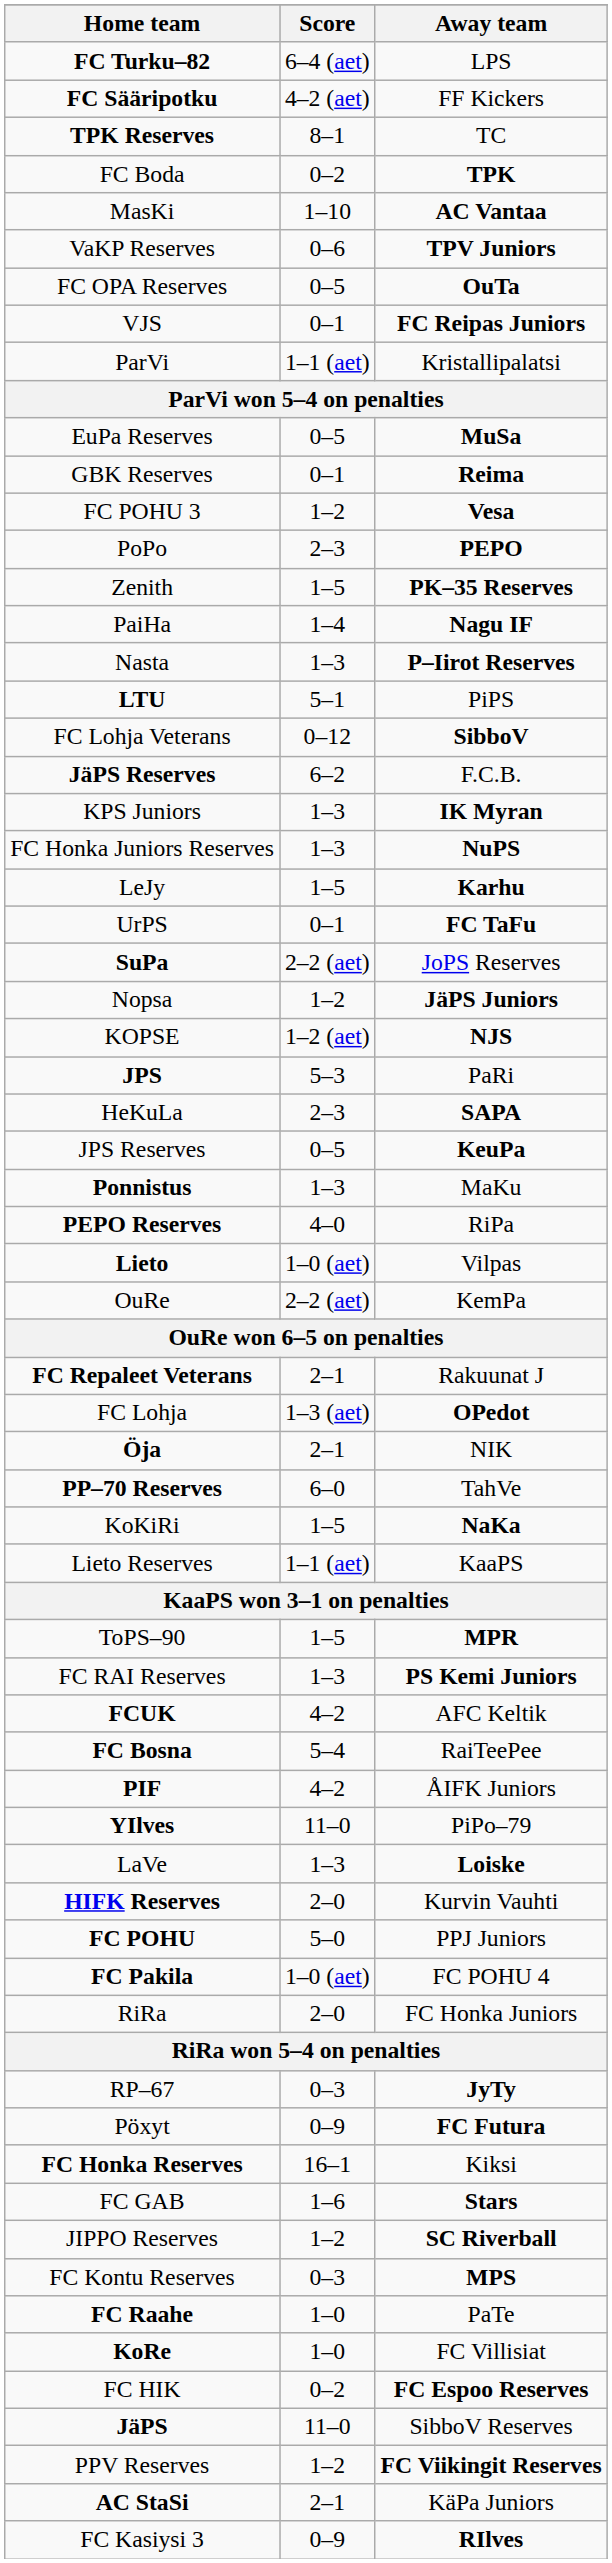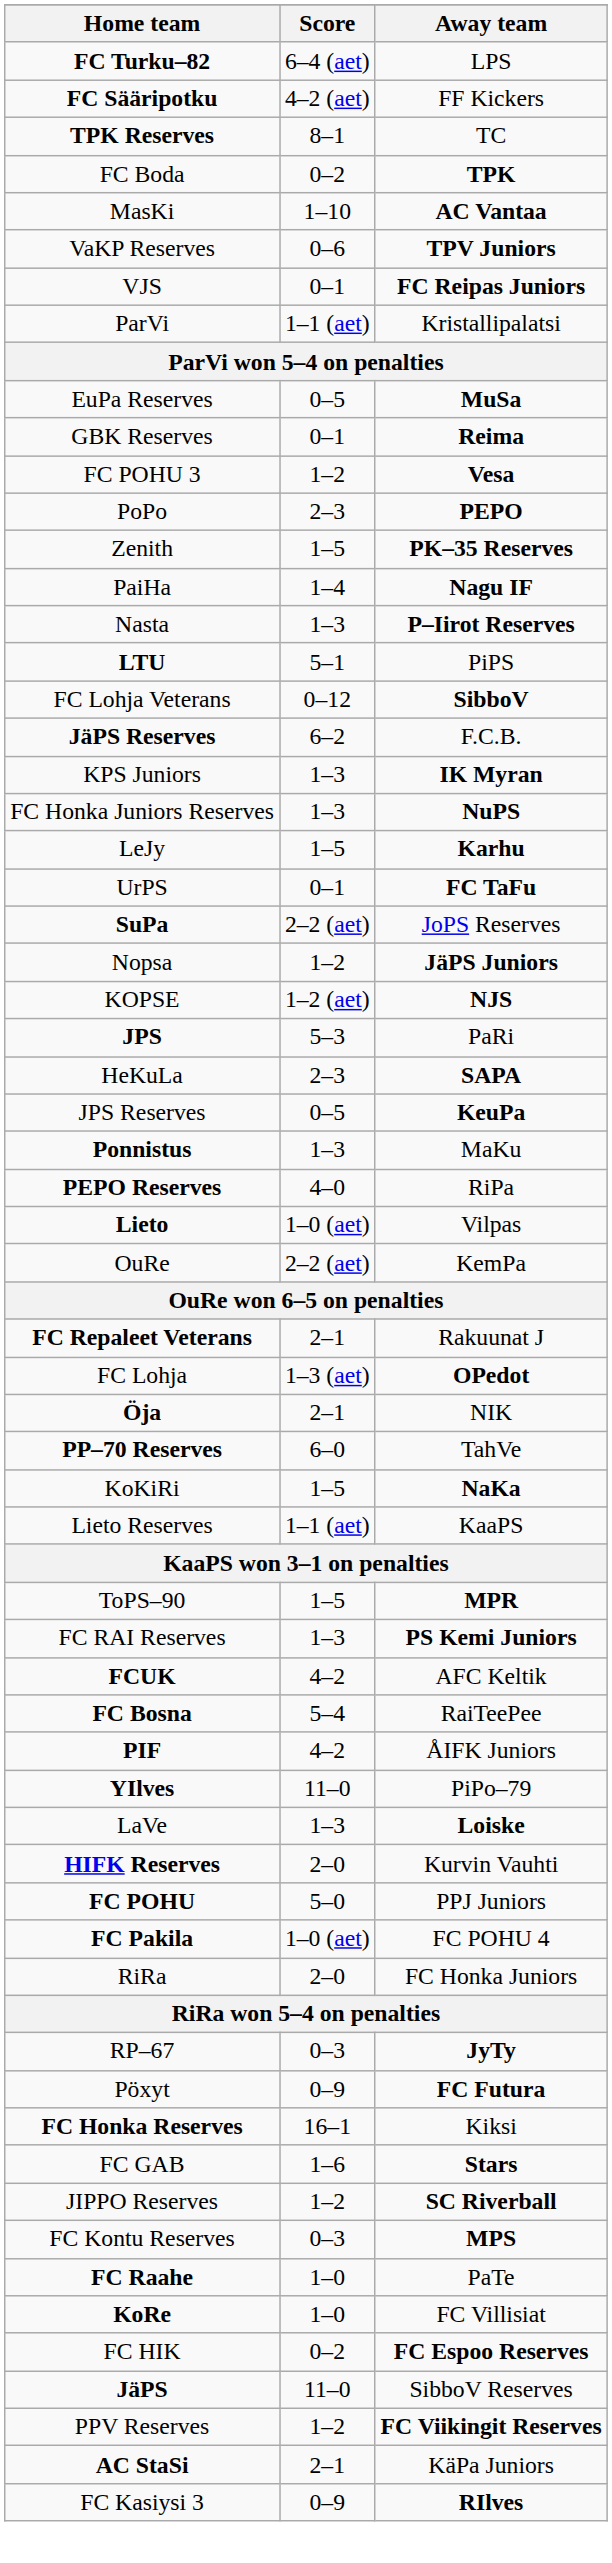- row: (142, 286)
